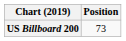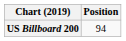(101, 28) 73 -> (101, 28) 94
